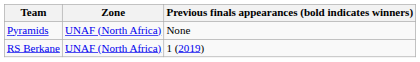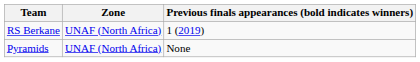rows swapped: (28, 30) <-> (33, 48)
